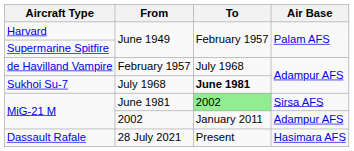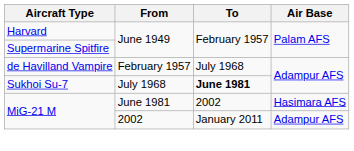(208, 102) lightgreen background -> (208, 102) no background
(299, 102) Sirsa AFS -> (310, 102) Hasimara AFS
- row: (46, 137)
